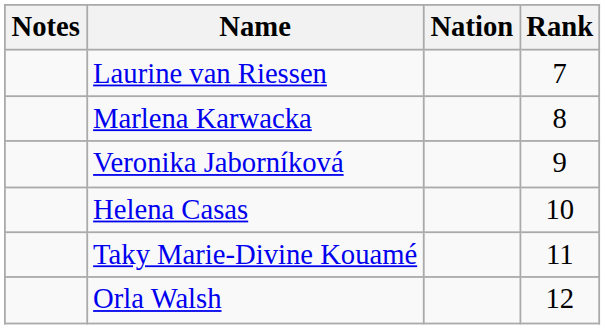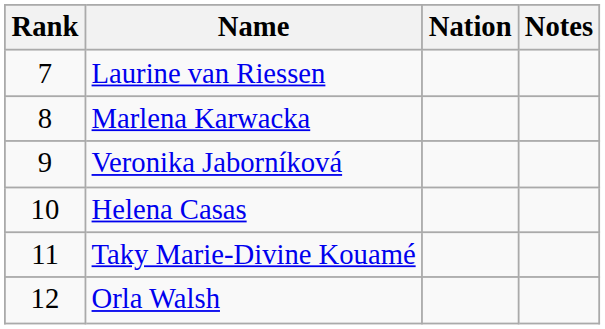columns swapped: (560, 27) <-> (46, 27)
